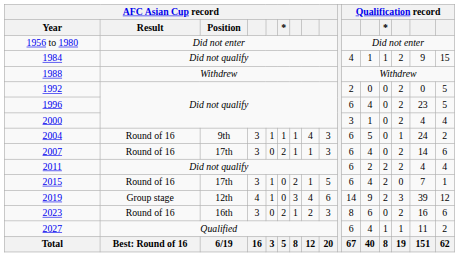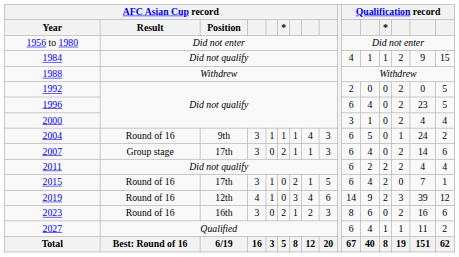(150, 151) Round of 16 -> (150, 151) Group stage
(150, 197) Group stage -> (150, 197) Round of 16
